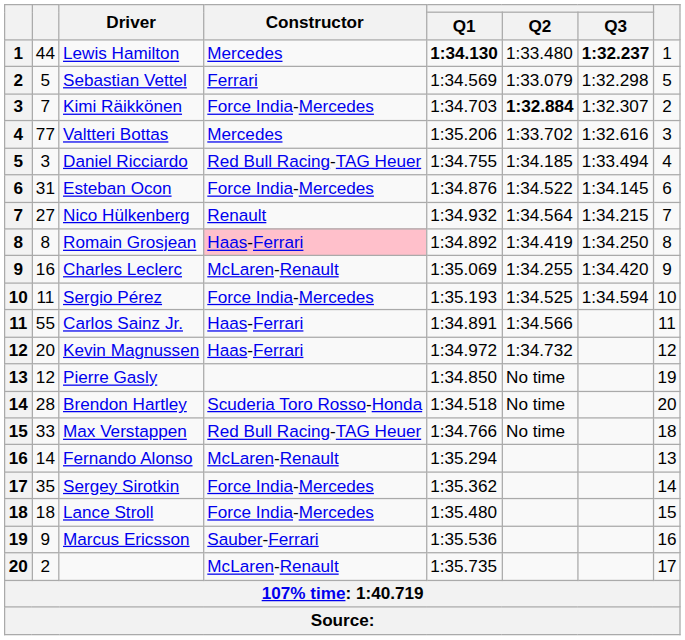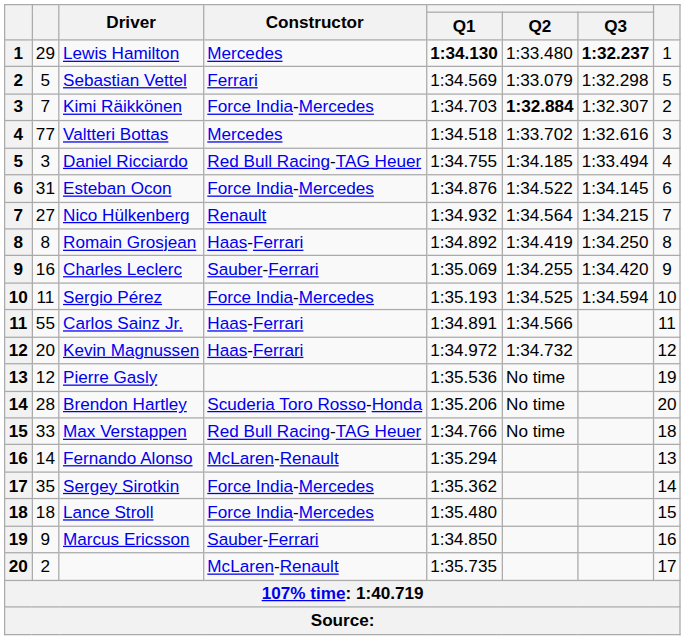(45, 53) 44 -> (45, 53) 29
(464, 134) 1:35.206 -> (464, 134) 1:34.518
(255, 242) pink background -> (255, 242) no background
(273, 269) McLaren-Renault -> (263, 269) Sauber-Ferrari
(464, 377) 1:34.850 -> (464, 377) 1:35.536
(464, 404) 1:34.518 -> (464, 404) 1:35.206
(464, 539) 1:35.536 -> (464, 539) 1:34.850
